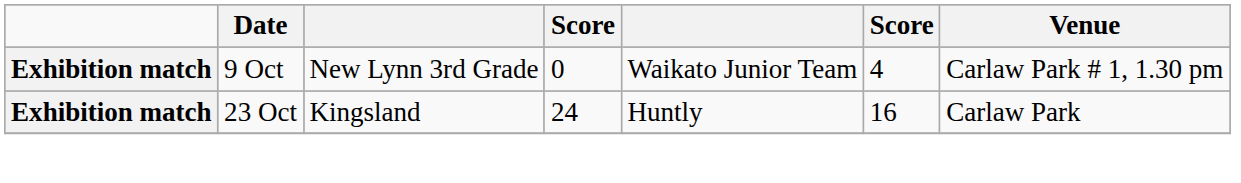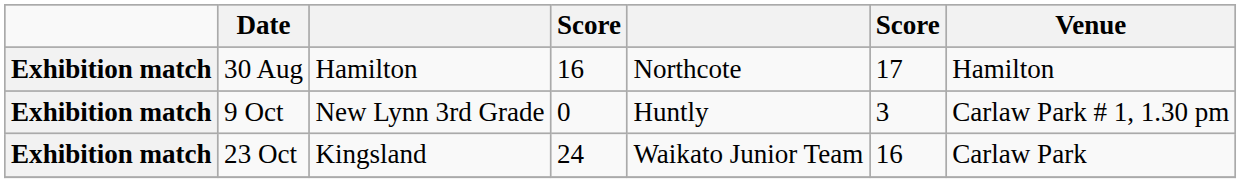+ row: (264, 68)
(742, 68) Waikato Junior Team -> (671, 111) Huntly
(876, 68) 4 -> (882, 111) 3
(665, 111) Huntly -> (748, 154) Waikato Junior Team
